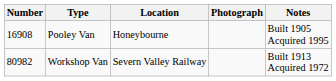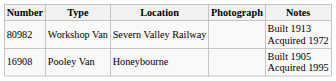rows swapped: (71, 34) <-> (78, 62)
